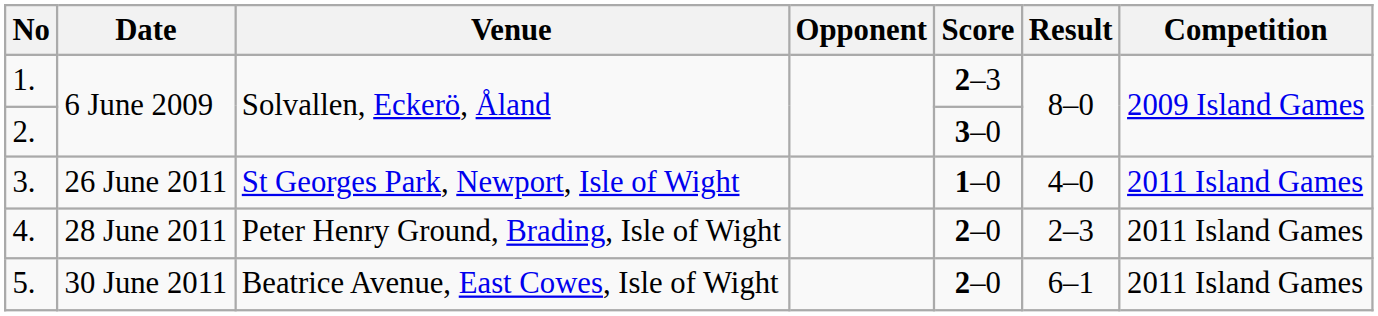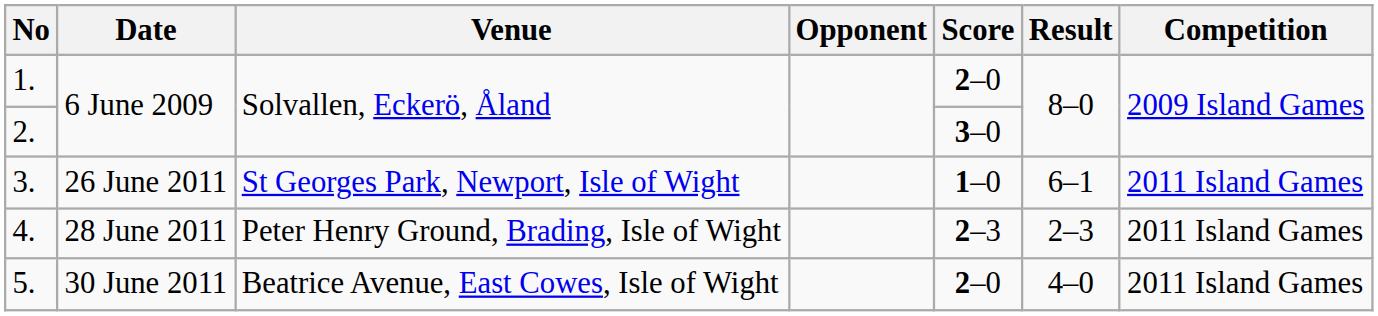(978, 80) 2–3 -> (978, 80) 2–0
(1071, 181) 4–0 -> (1071, 181) 6–1
(978, 232) 2–0 -> (978, 232) 2–3
(1071, 282) 6–1 -> (1071, 282) 4–0
